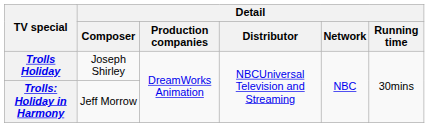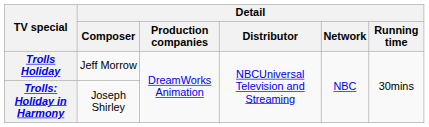(108, 65) Joseph Shirley -> (108, 65) Jeff Morrow
(108, 101) Jeff Morrow -> (108, 101) Joseph Shirley
